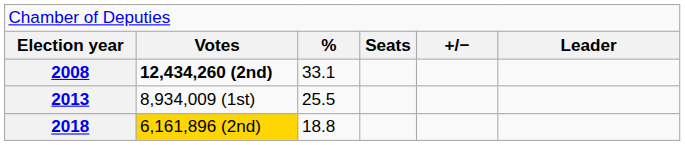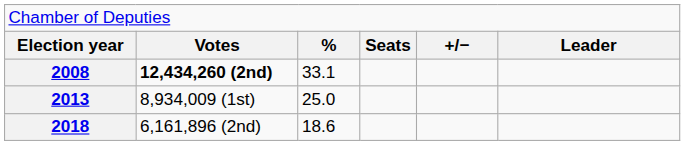(319, 99) 25.5 -> (319, 99) 25.0
(201, 126) gold background -> (201, 126) no background
(319, 126) 18.8 -> (319, 126) 18.6
